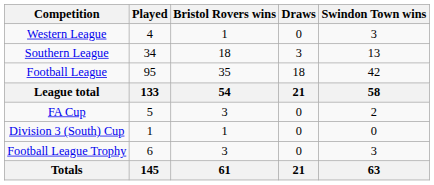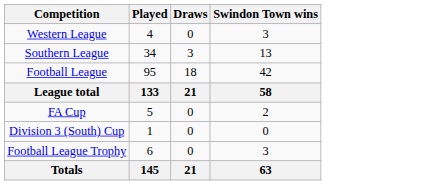- column: (225, 14)
